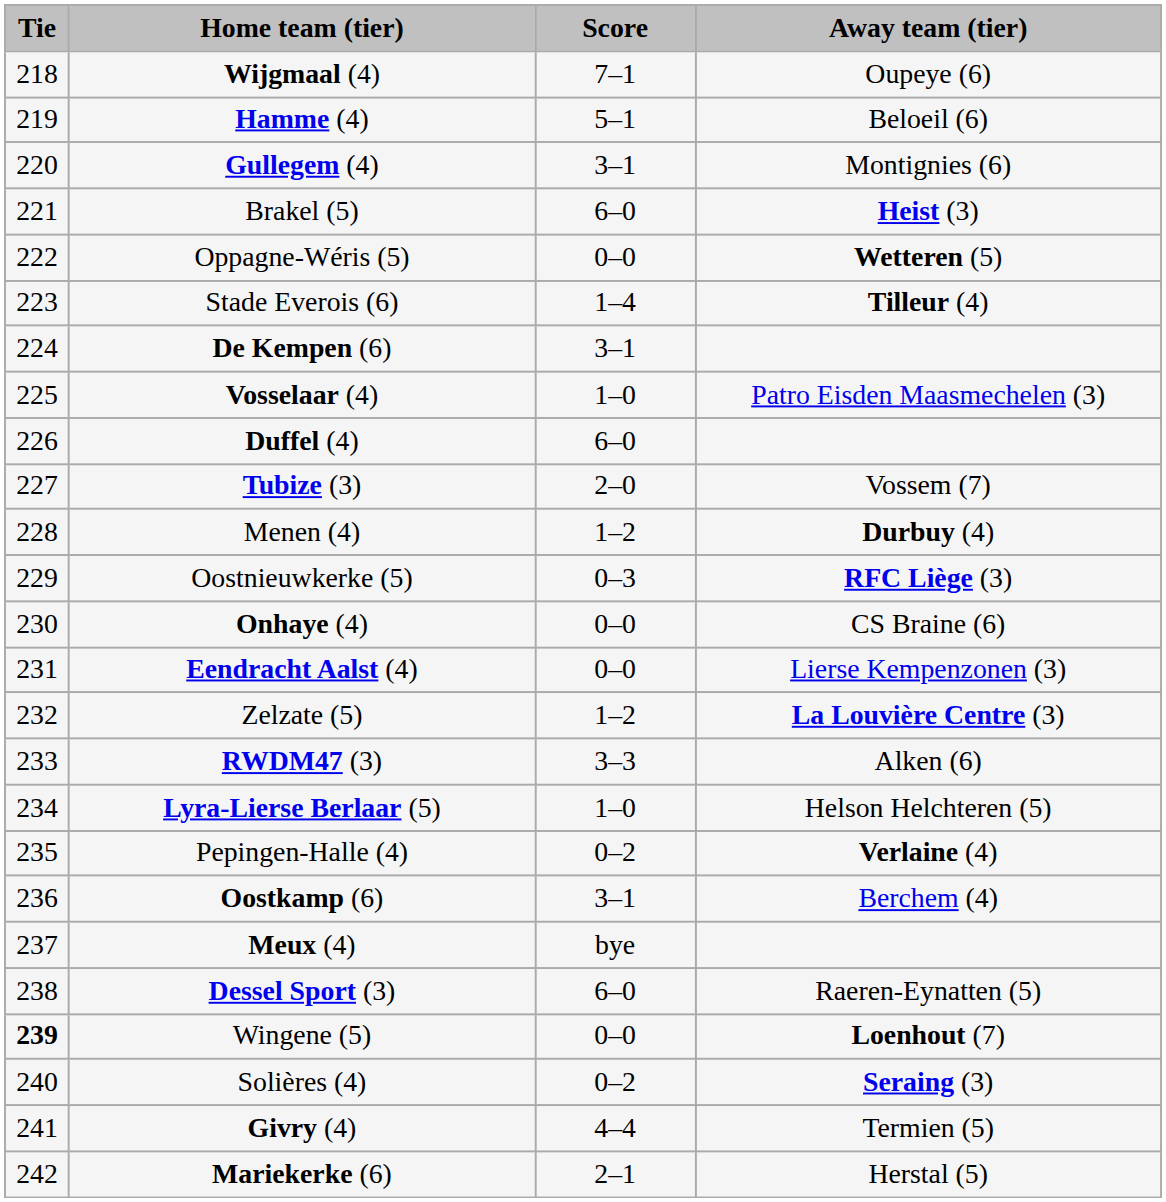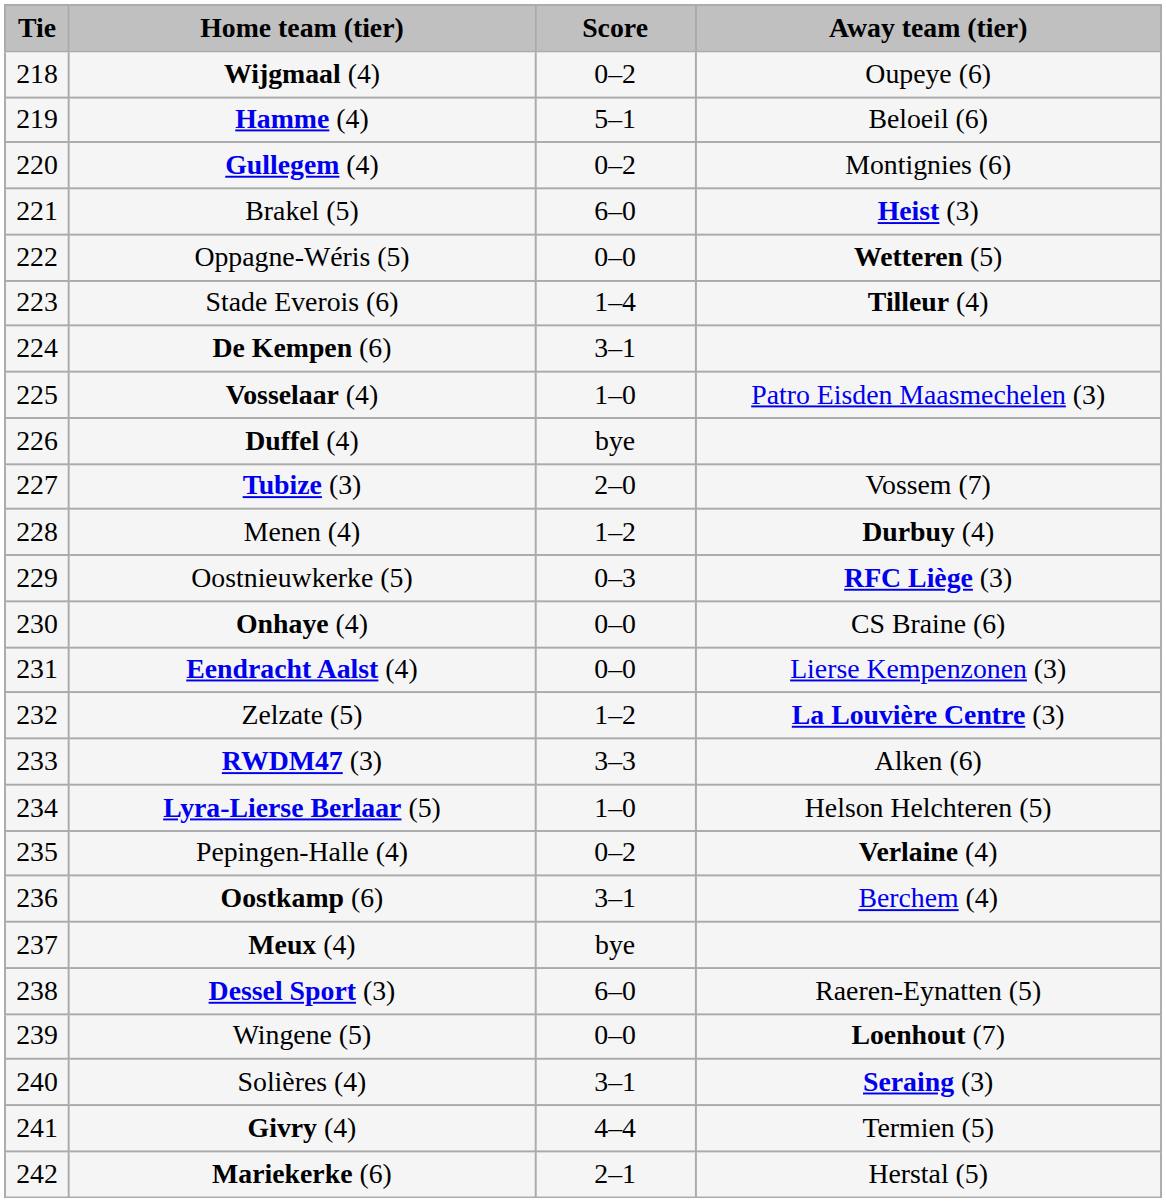(615, 73) 7–1 -> (615, 73) 0–2
(615, 165) 3–1 -> (615, 165) 0–2
(615, 440) 6–0 -> (615, 440) bye
(37, 1036) bold -> (37, 1036) normal
(615, 1082) 0–2 -> (615, 1082) 3–1
